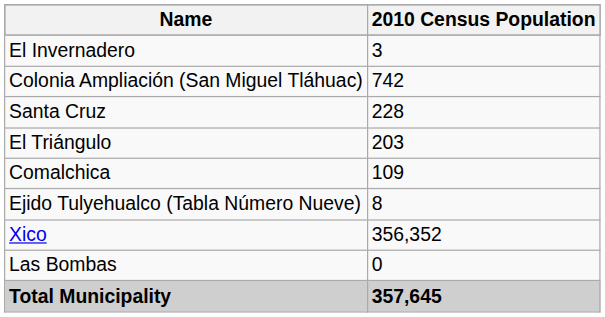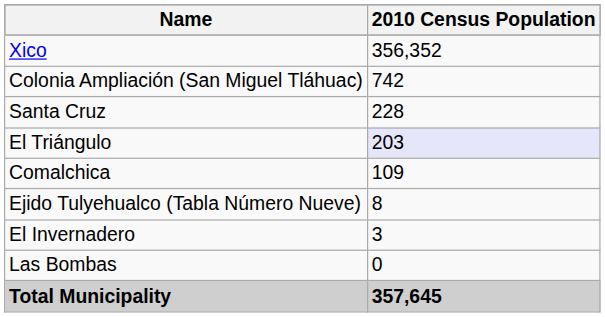rows swapped: (28, 234) <-> (72, 50)
(388, 142) no background -> (388, 142) lavender background
